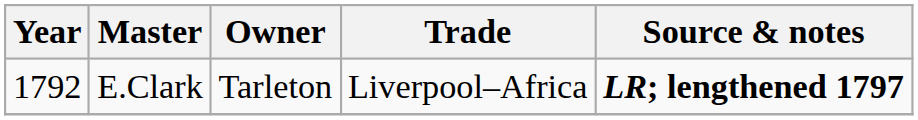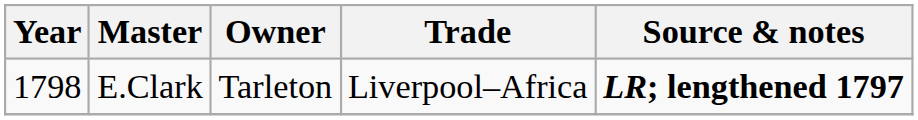(47, 85) 1792 -> (47, 85) 1798
